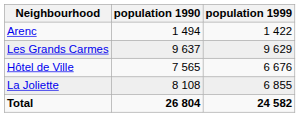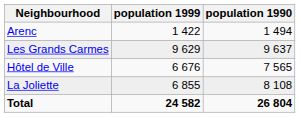columns swapped: (249, 13) <-> (157, 13)
